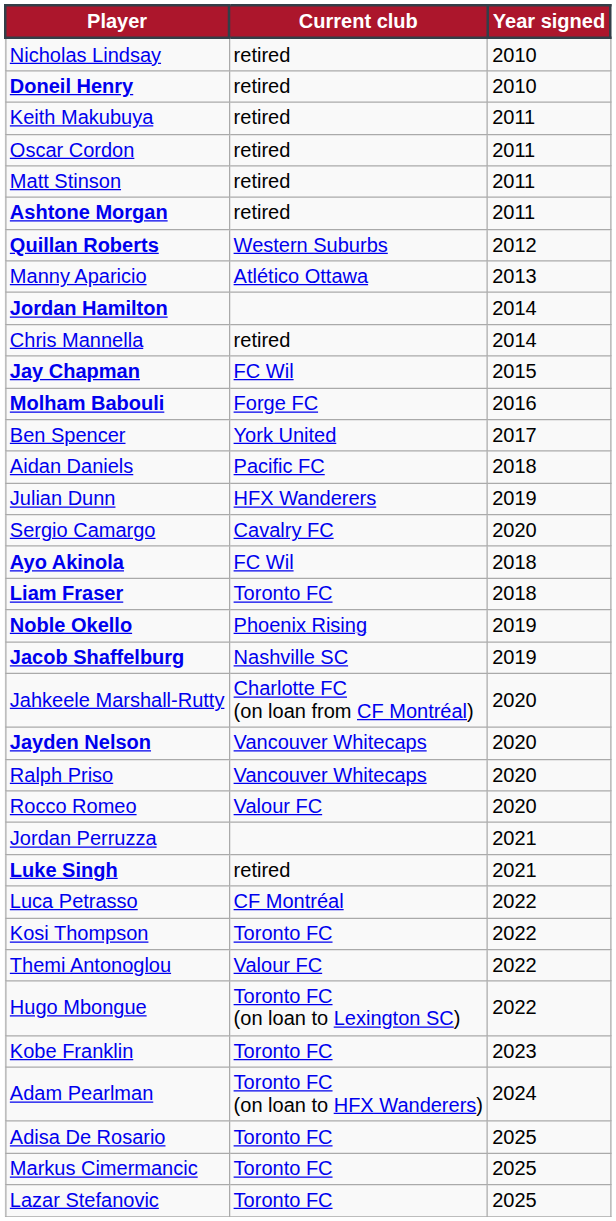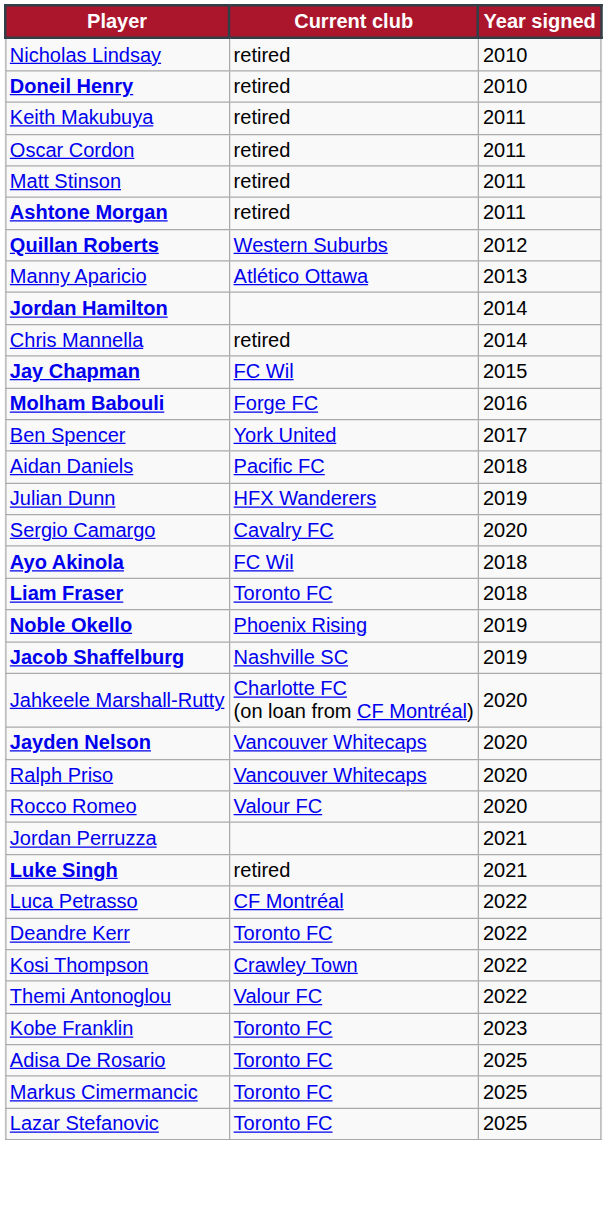+ row: (70, 933)
(283, 933) Toronto FC -> (296, 965) Crawley Town
- row: (78, 1008)
- row: (82, 1094)
